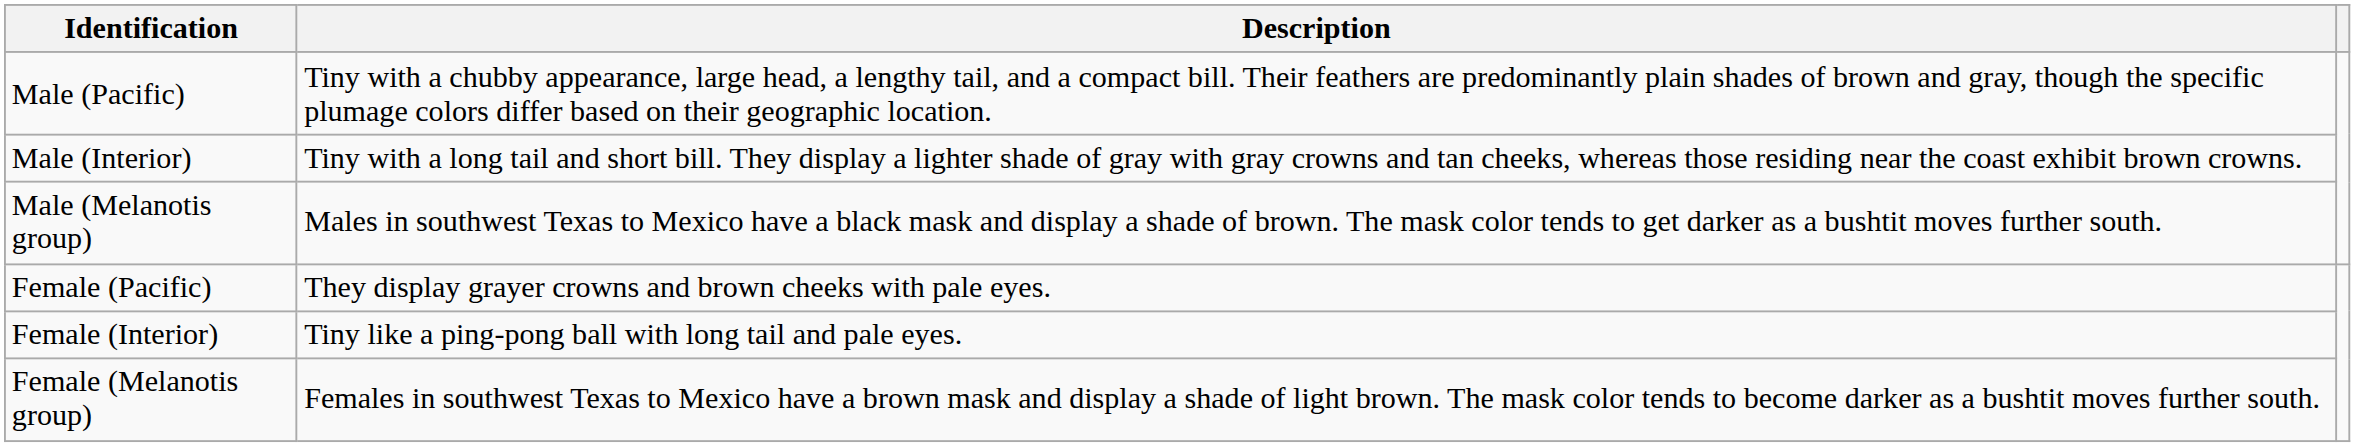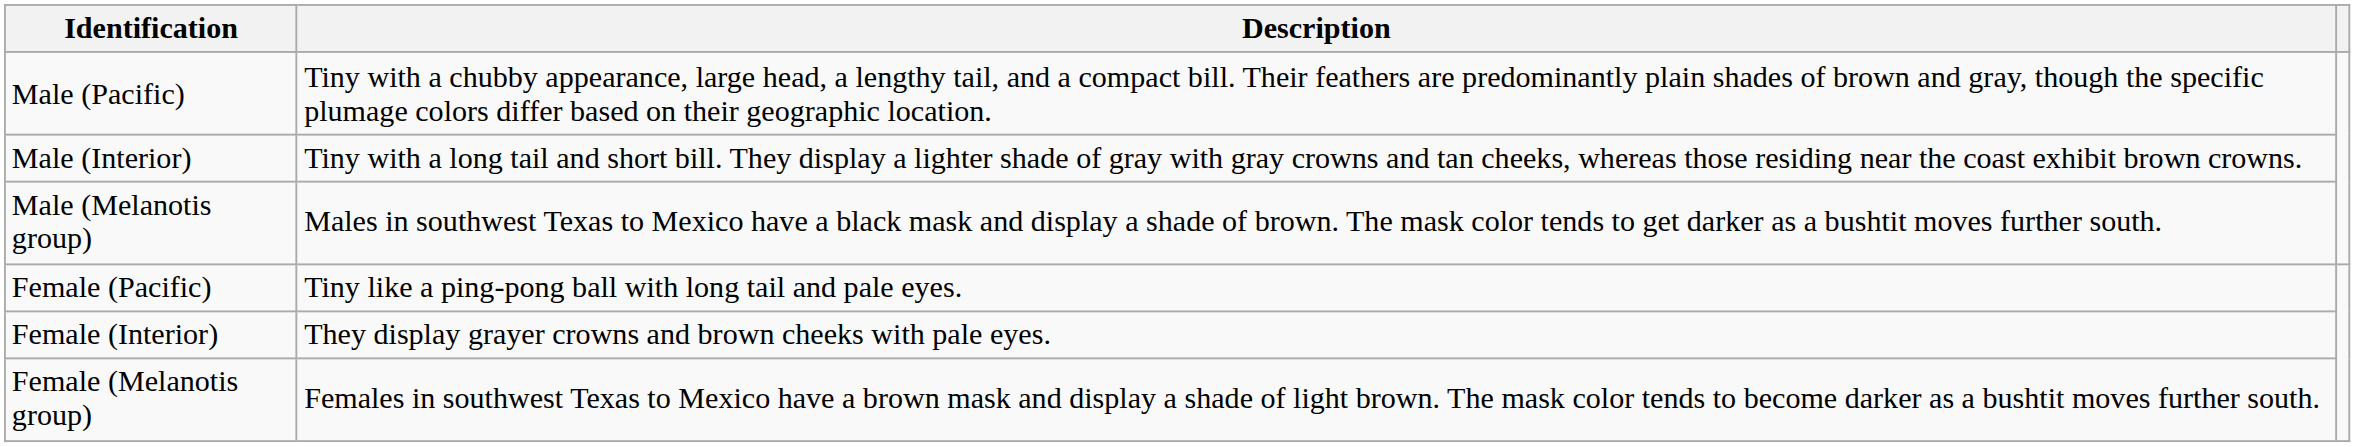(678, 286) They display grayer crowns and brown cheeks with pale eyes. -> (633, 286) Tiny like a ping-pong ball with long tail and pale eyes.
(633, 334) Tiny like a ping-pong ball with long tail and pale eyes. -> (678, 334) They display grayer crowns and brown cheeks with pale eyes.
